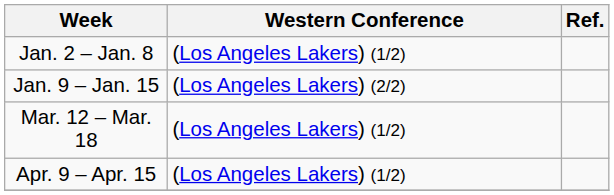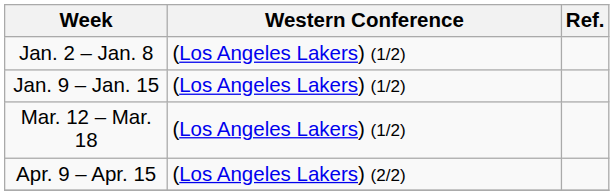(289, 85) (Los Angeles Lakers) (2/2) -> (289, 85) (Los Angeles Lakers) (1/2)
(289, 173) (Los Angeles Lakers) (1/2) -> (289, 173) (Los Angeles Lakers) (2/2)
